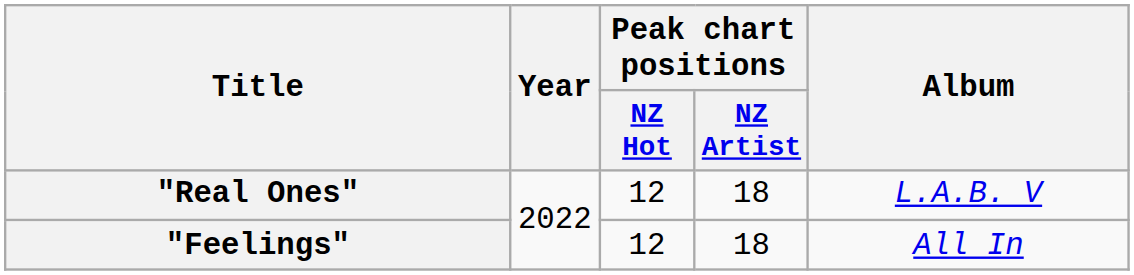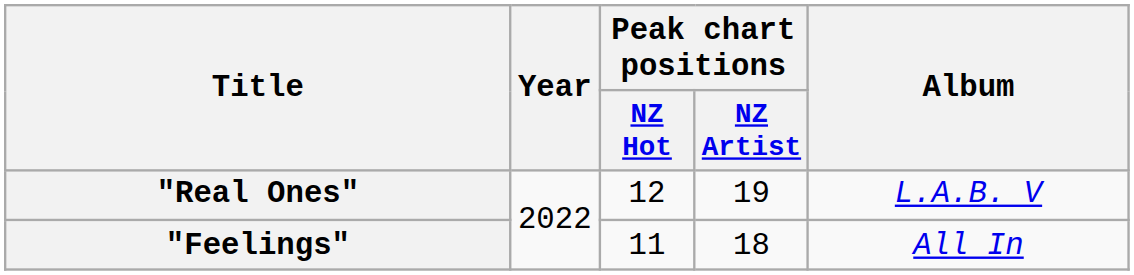(751, 195) 18 -> (751, 195) 19
(647, 245) 12 -> (647, 245) 11
